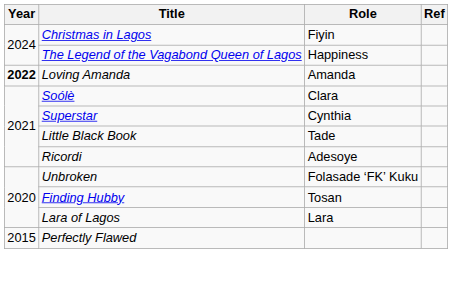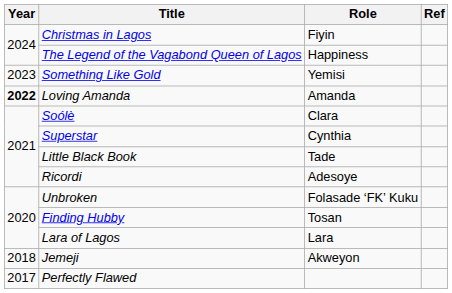+ row: (101, 75)
+ row: (60, 258)
(22, 237) 2015 -> (22, 278) 2017
